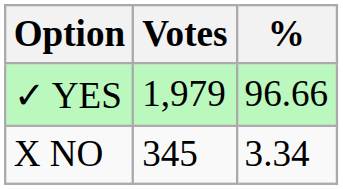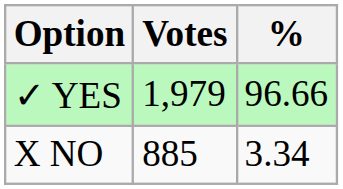(170, 153) 345 -> (170, 153) 885
